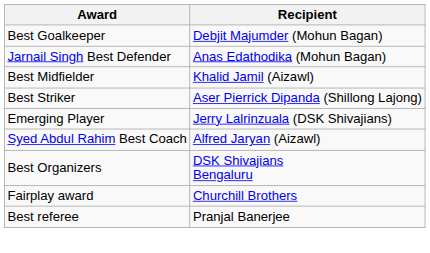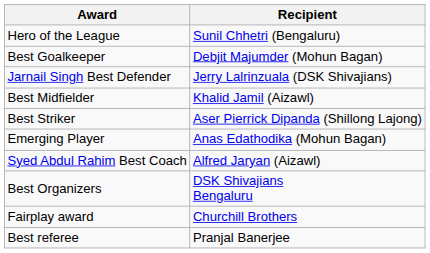+ row: (64, 35)
(290, 56) Anas Edathodika (Mohun Bagan) -> (292, 77) Jerry Lalrinzuala (DSK Shivajians)
(292, 118) Jerry Lalrinzuala (DSK Shivajians) -> (290, 139) Anas Edathodika (Mohun Bagan)
